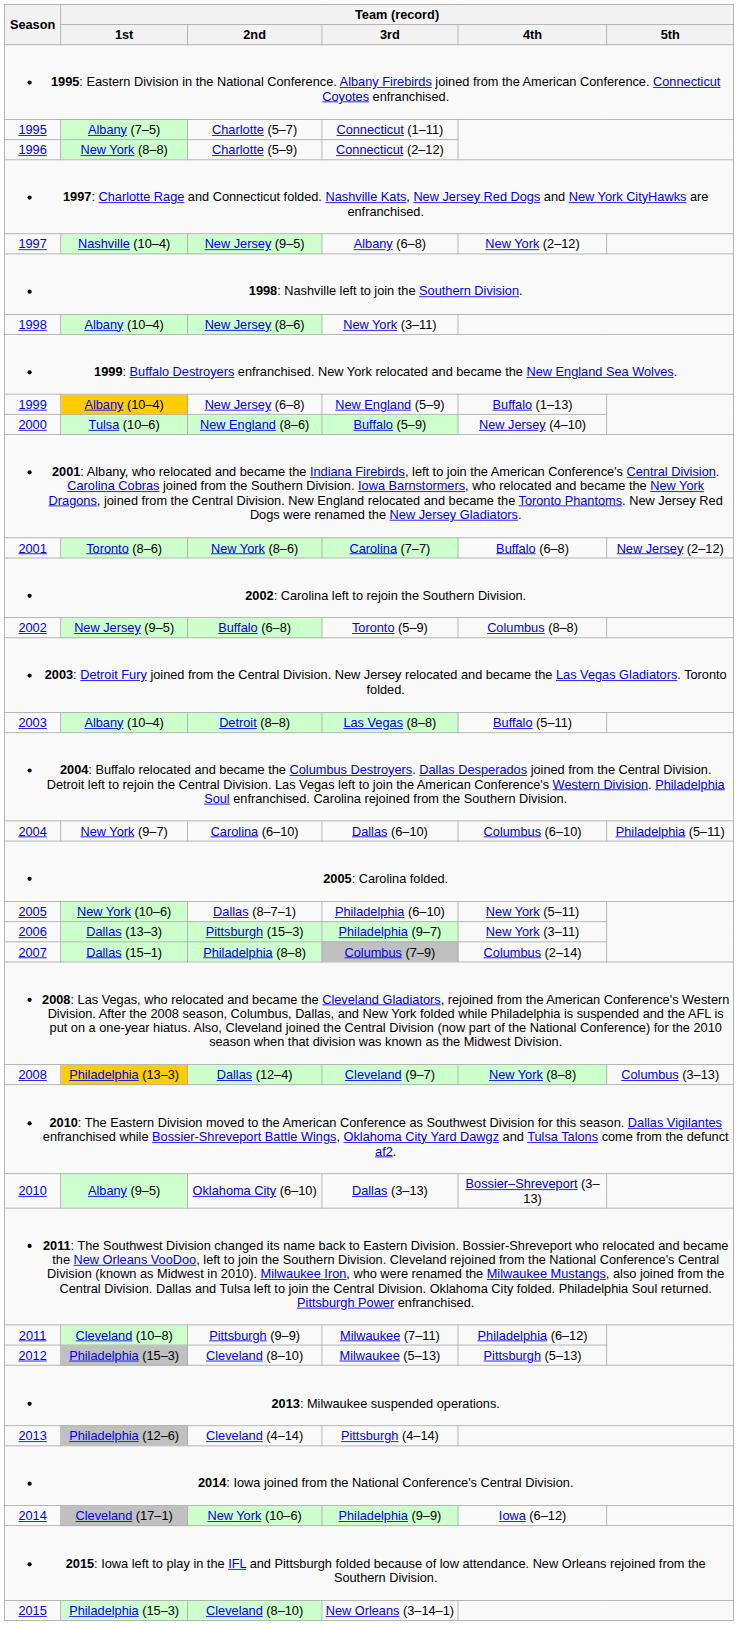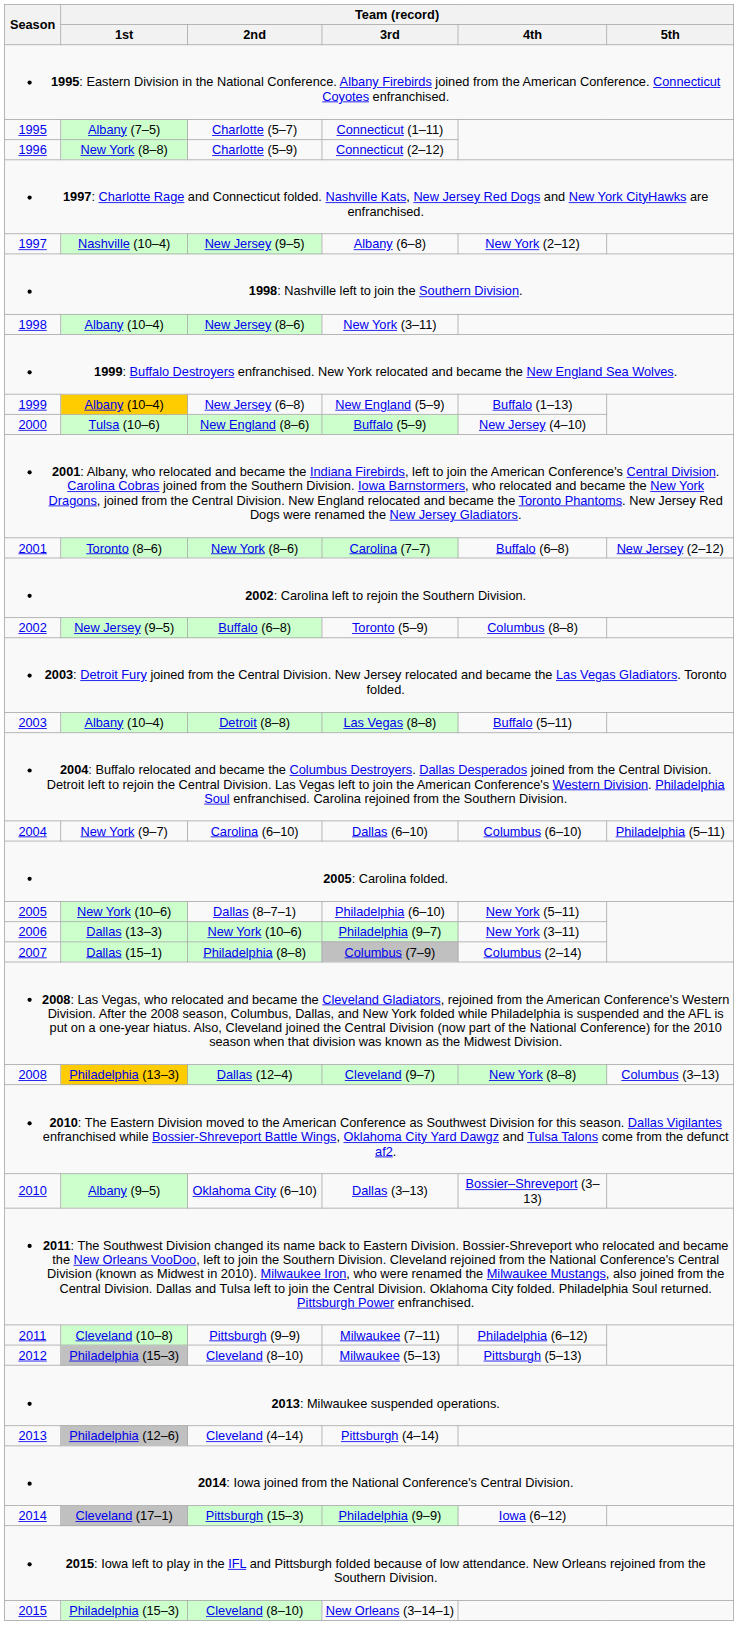(255, 932) Pittsburgh (15–3) -> (255, 932) New York (10–6)
(255, 1516) New York (10–6) -> (255, 1516) Pittsburgh (15–3)
